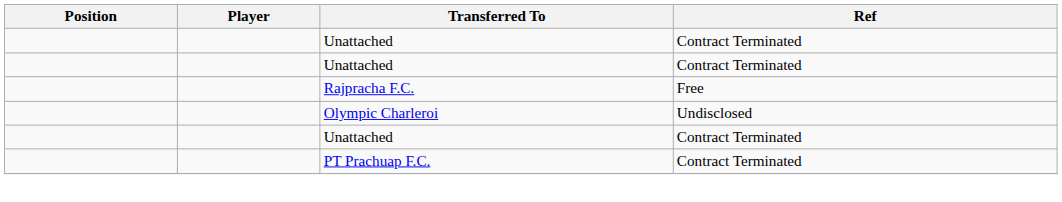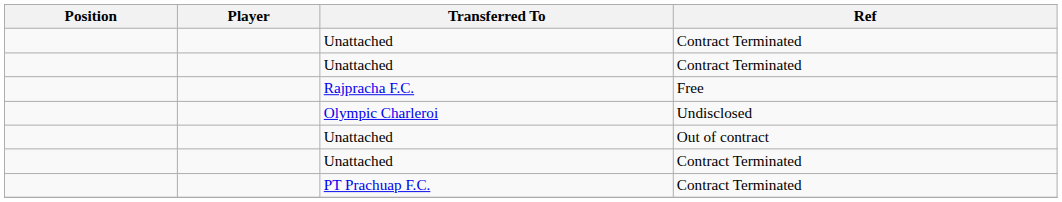+ row: (358, 137)
